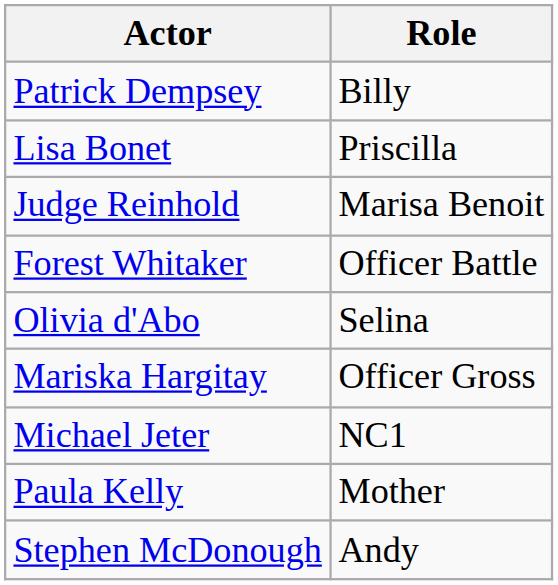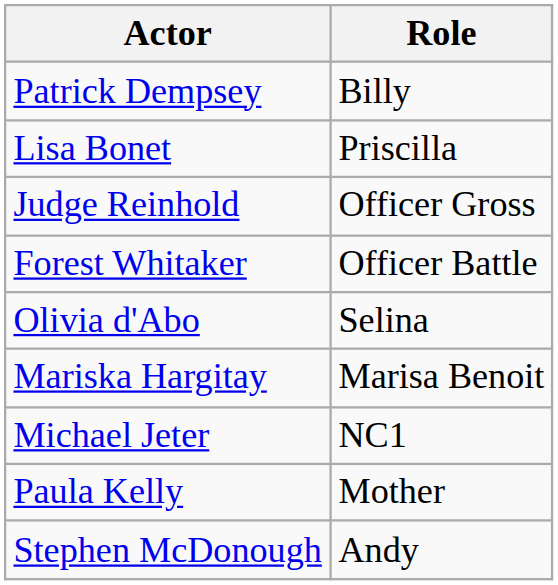(441, 205) Marisa Benoit -> (437, 205) Officer Gross
(437, 377) Officer Gross -> (441, 377) Marisa Benoit
